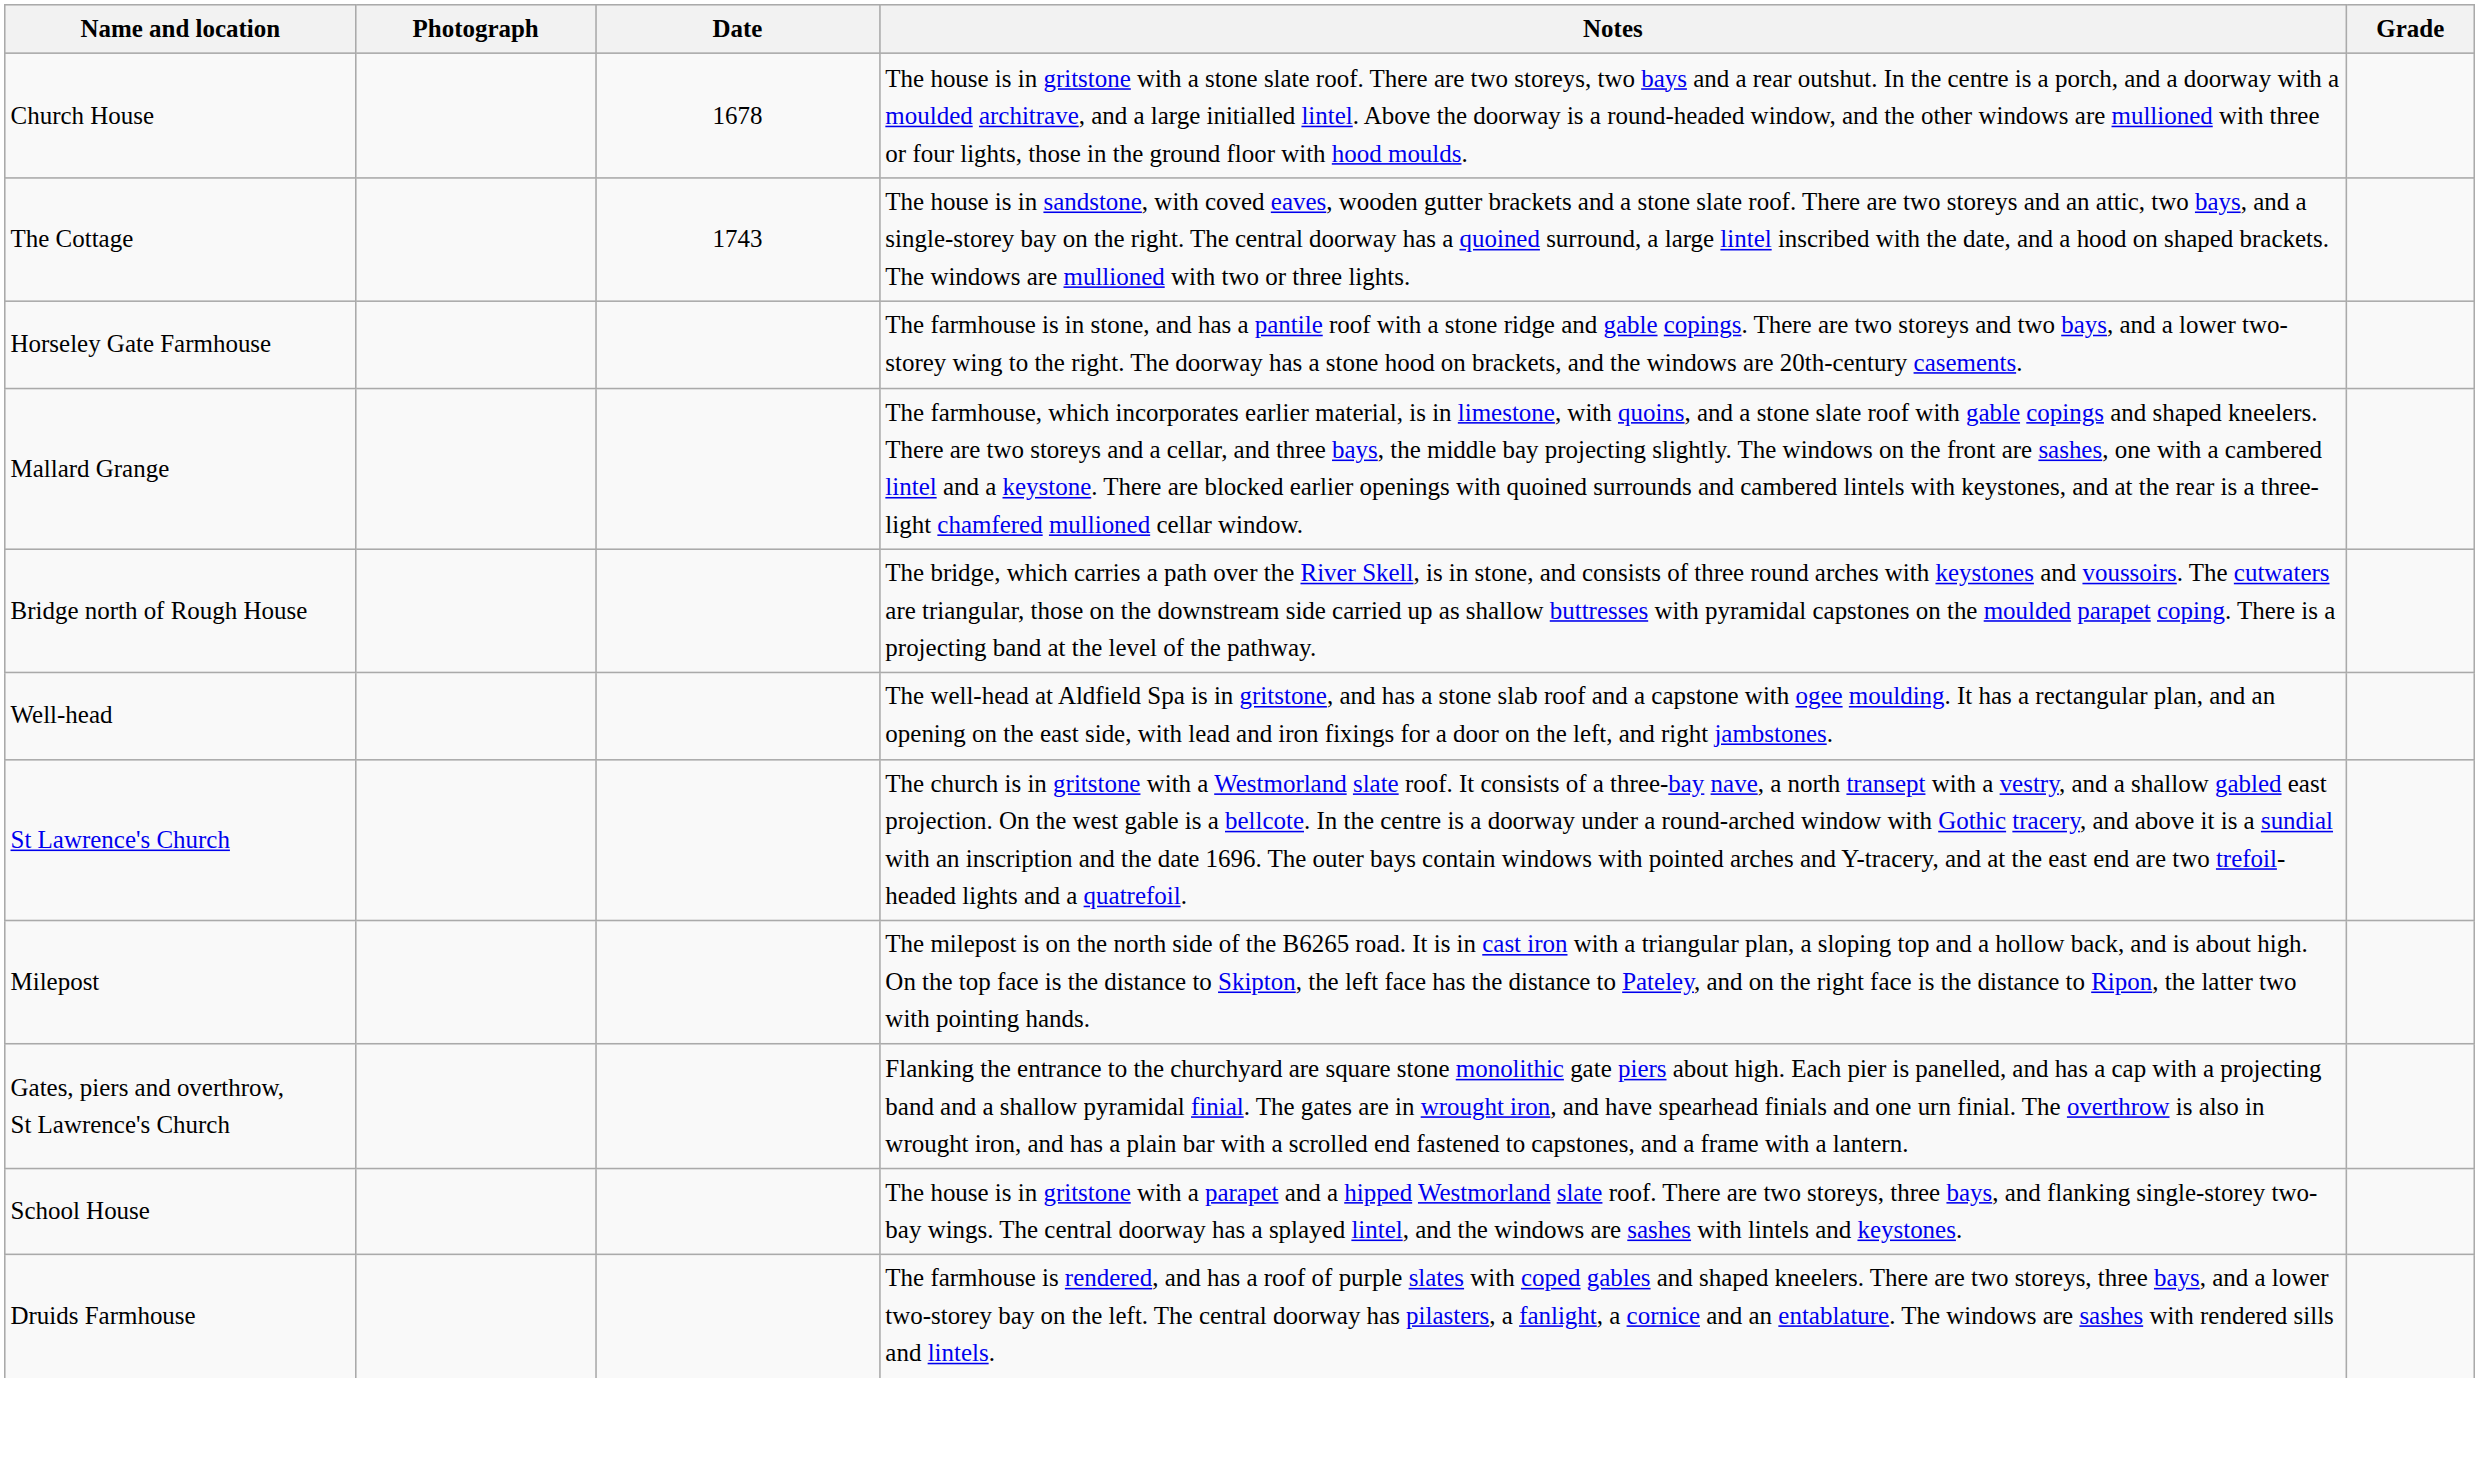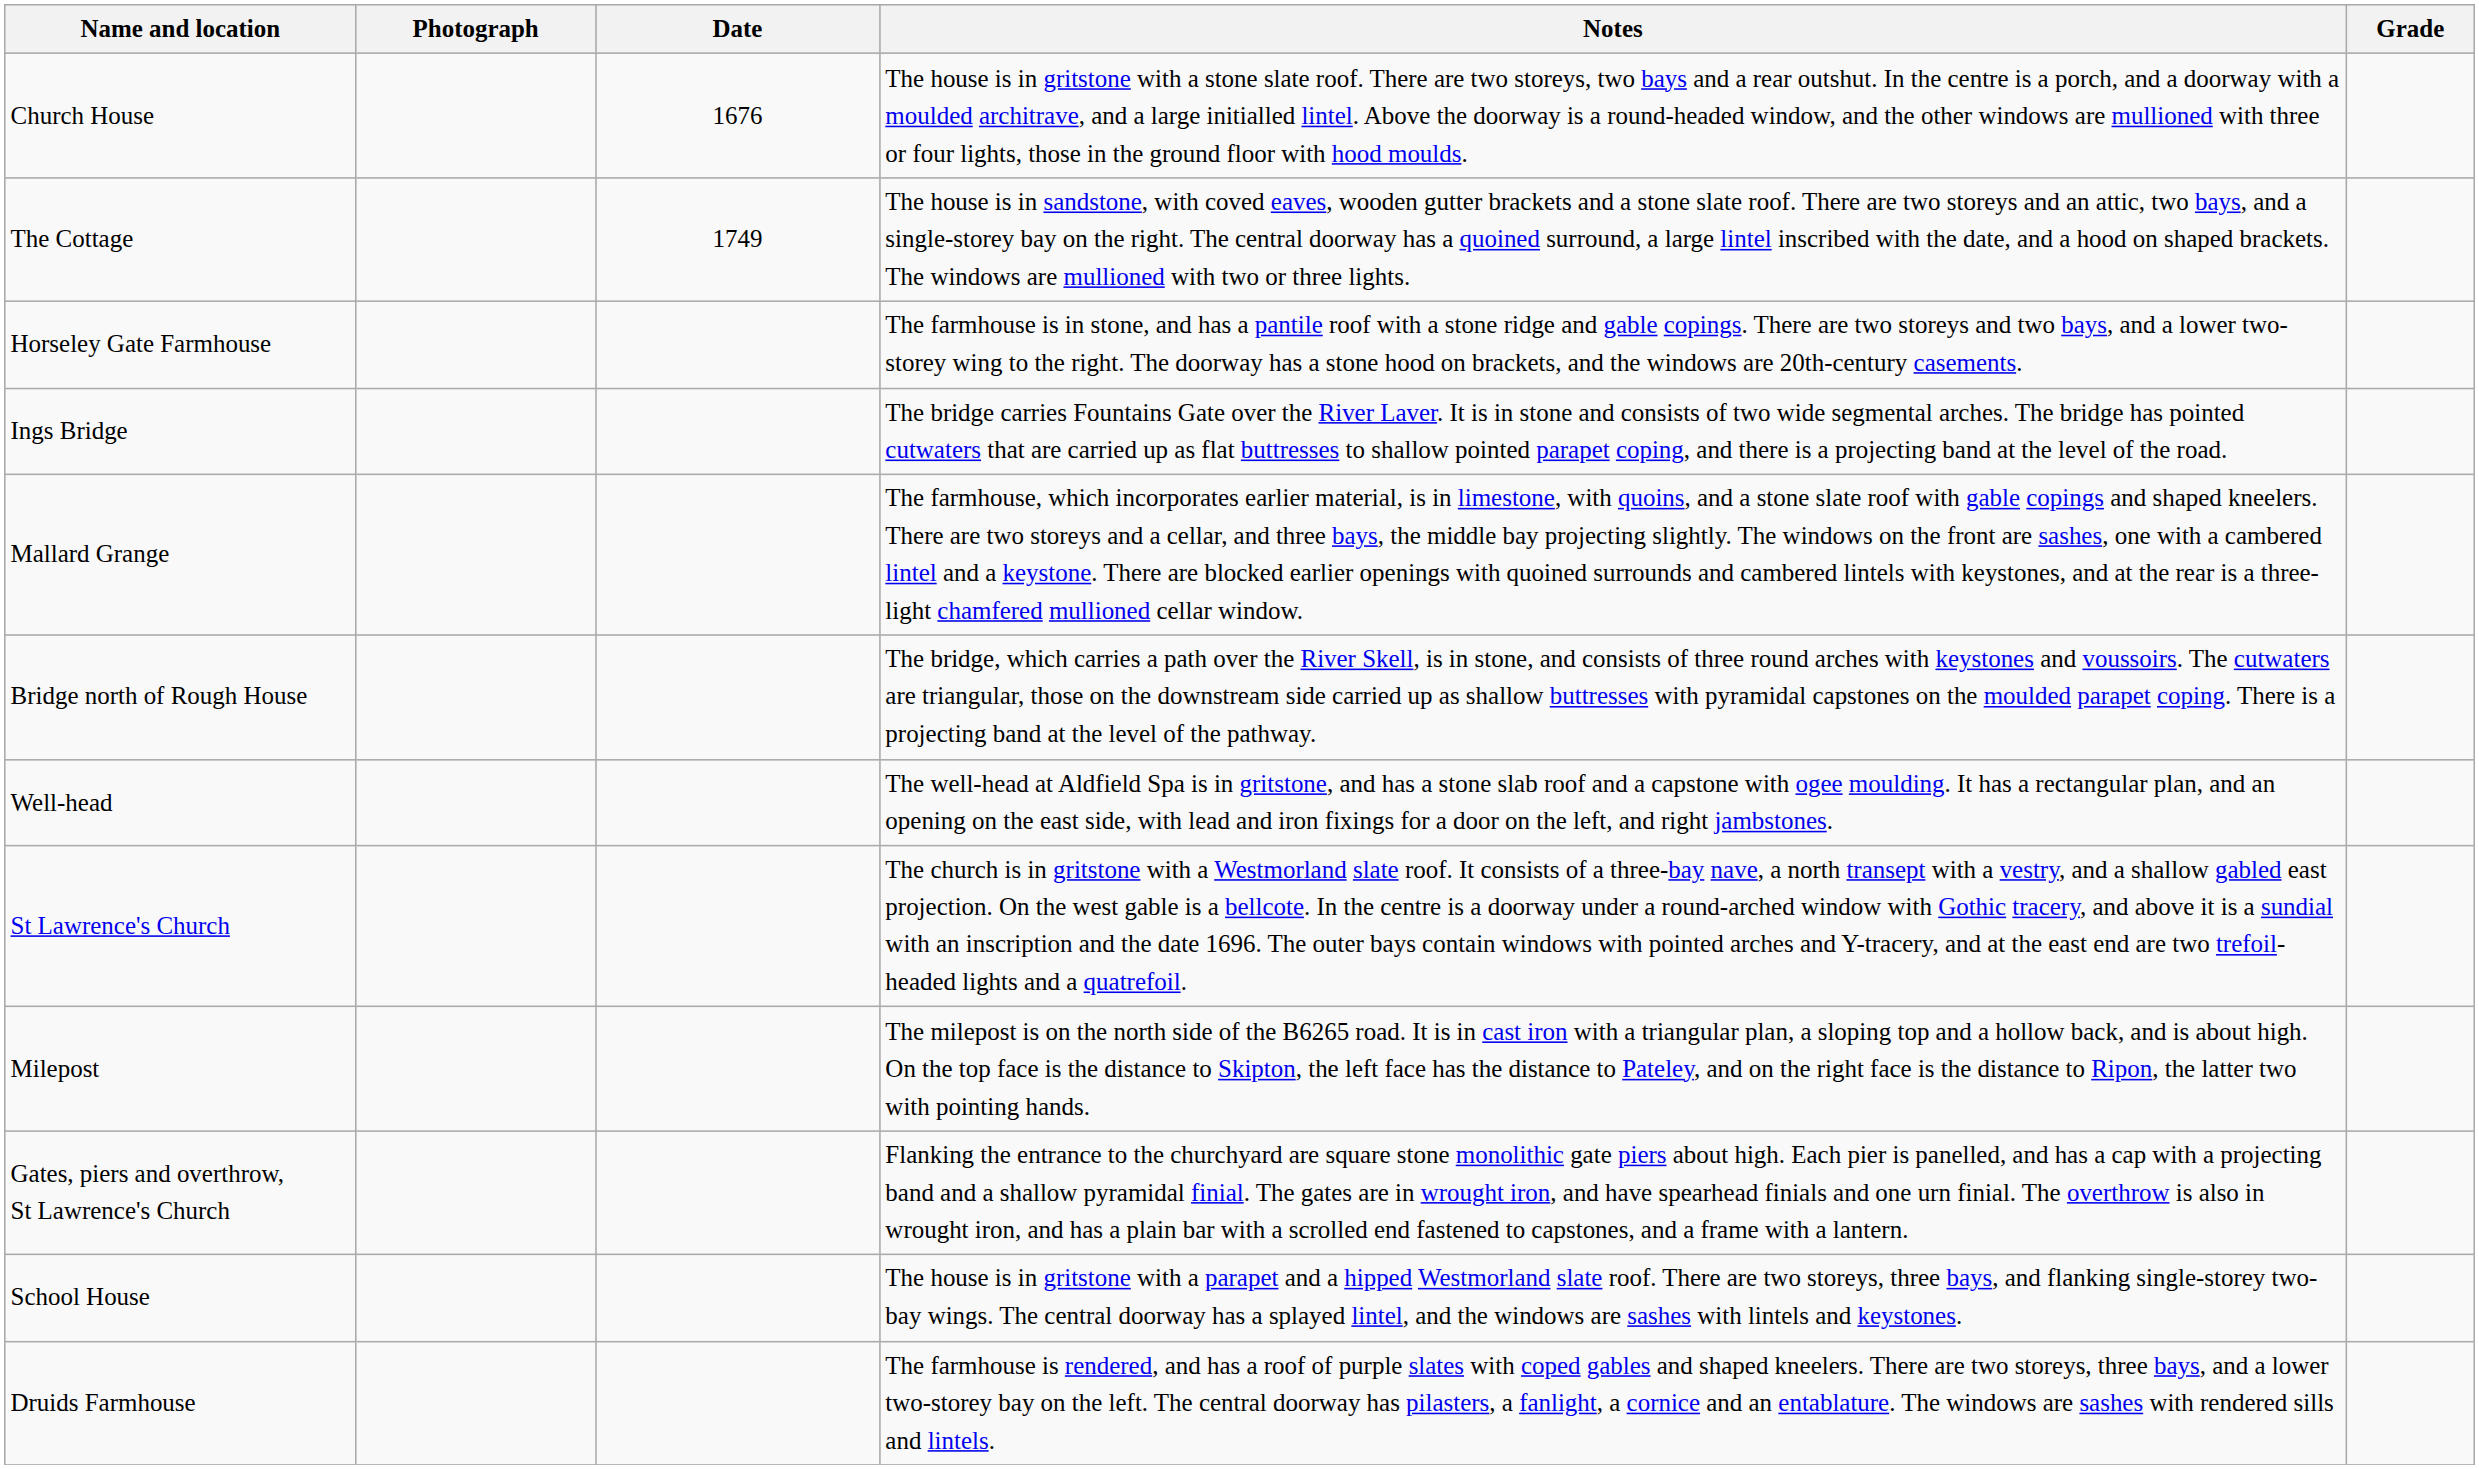(738, 115) 1678 -> (738, 115) 1676
(738, 239) 1743 -> (738, 239) 1749
+ row: (69, 430)
